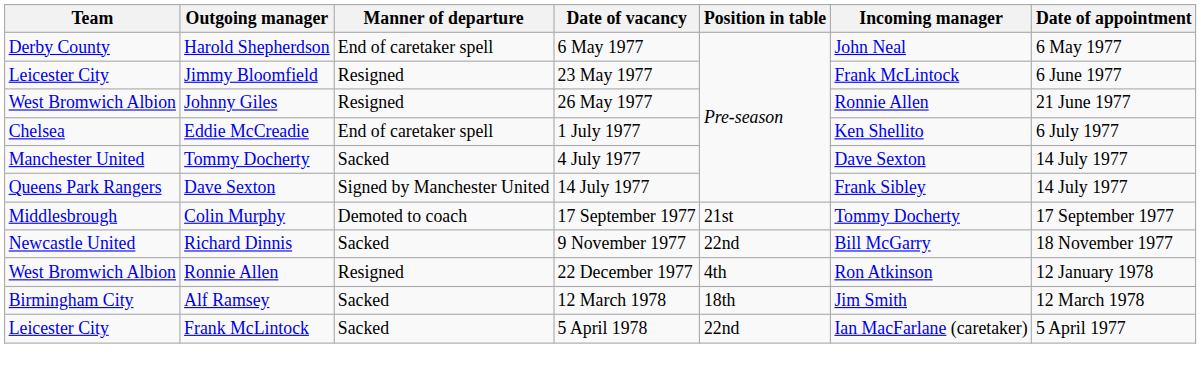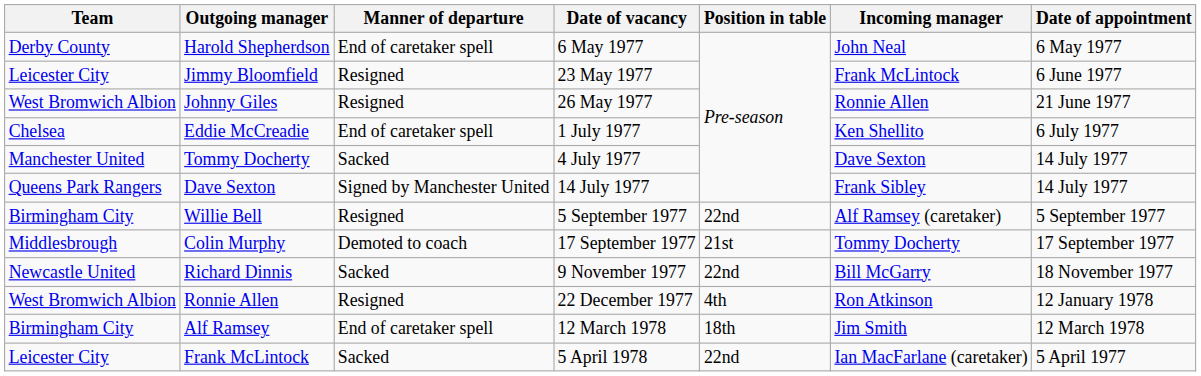+ row: (223, 215)
(363, 300) Sacked -> (415, 328) End of caretaker spell
